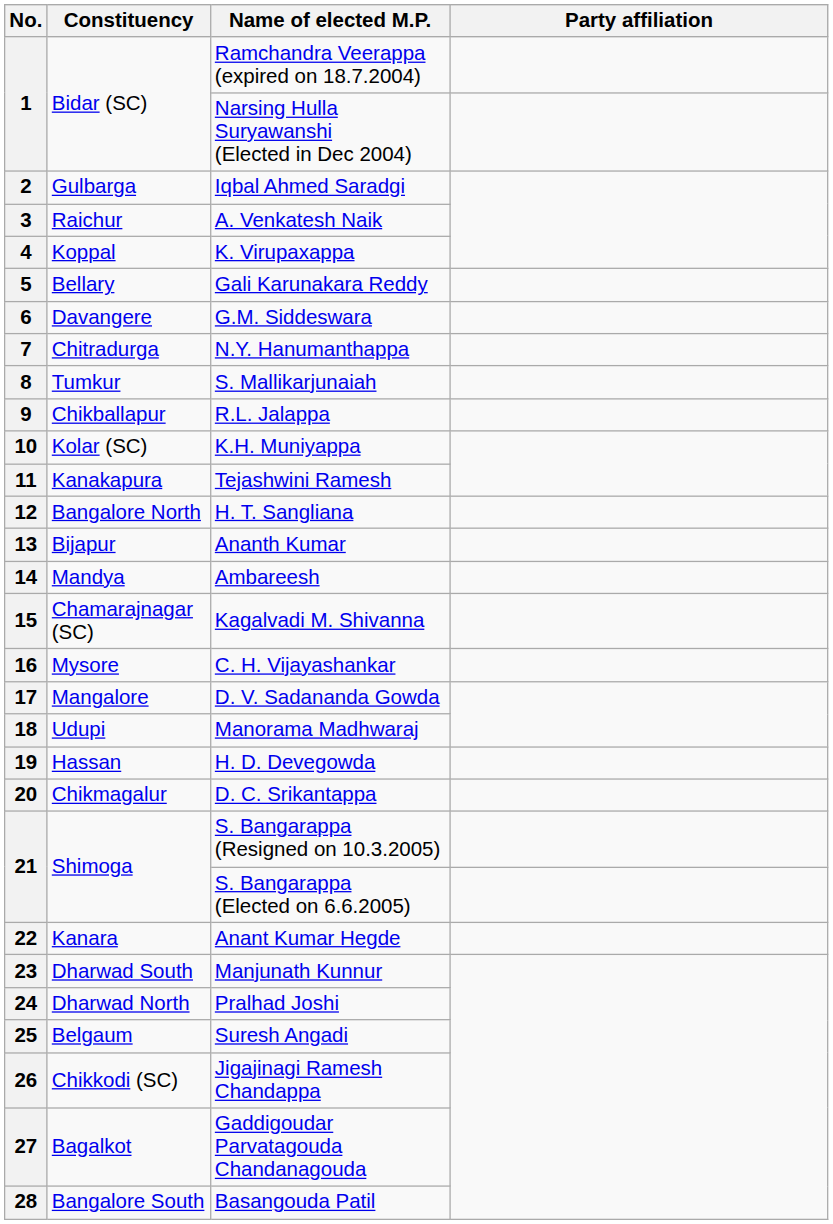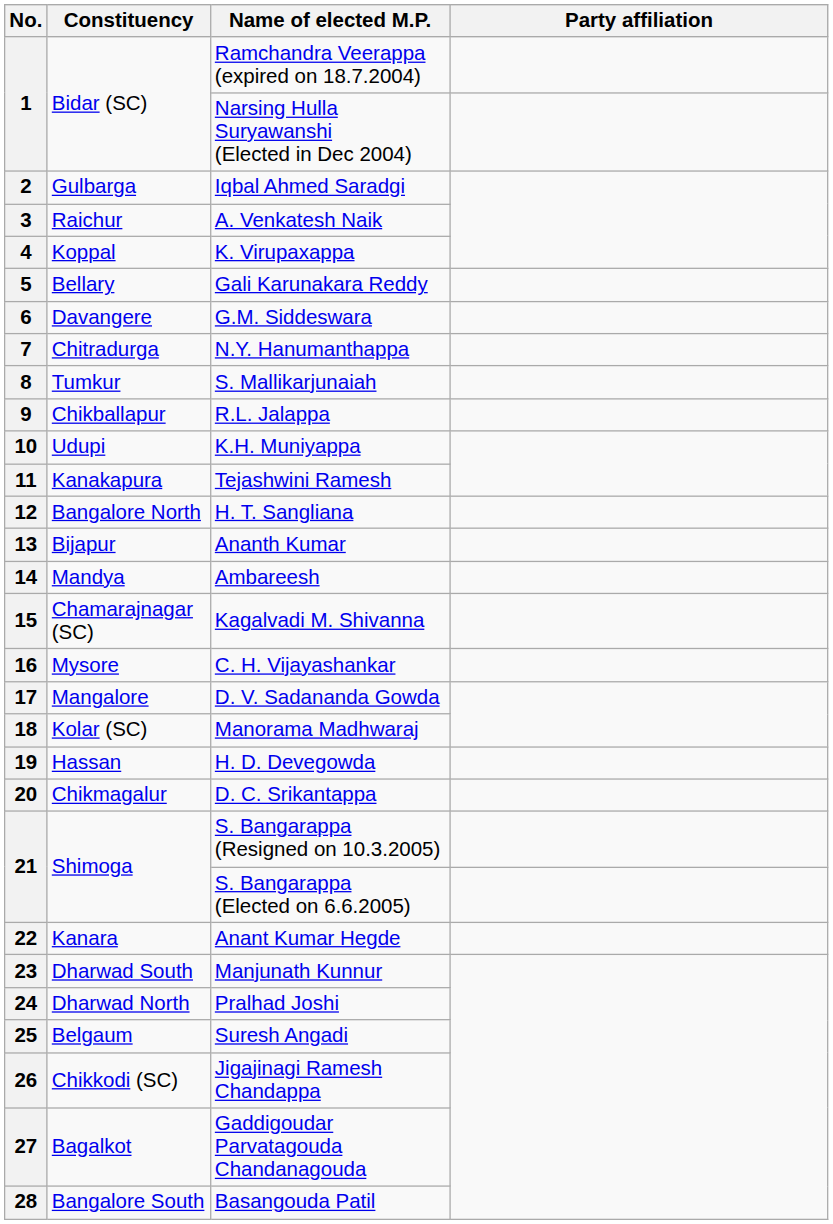(100, 447) Kolar (SC) -> (79, 447) Udupi
(79, 730) Udupi -> (100, 730) Kolar (SC)
